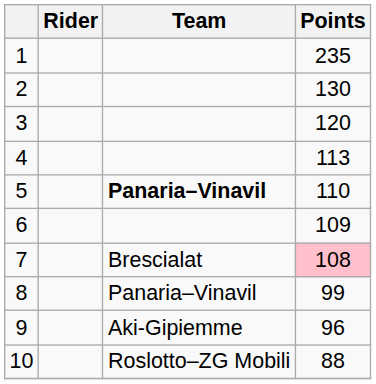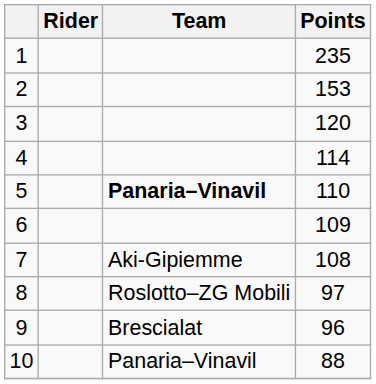(333, 89) 130 -> (333, 89) 153
(333, 157) 113 -> (333, 157) 114
(155, 259) Brescialat -> (175, 259) Aki-Gipiemme
(333, 259) pink background -> (333, 259) no background
(182, 293) Panaria–Vinavil -> (199, 293) Roslotto–ZG Mobili
(333, 293) 99 -> (333, 293) 97
(175, 327) Aki-Gipiemme -> (155, 327) Brescialat
(199, 361) Roslotto–ZG Mobili -> (182, 361) Panaria–Vinavil
